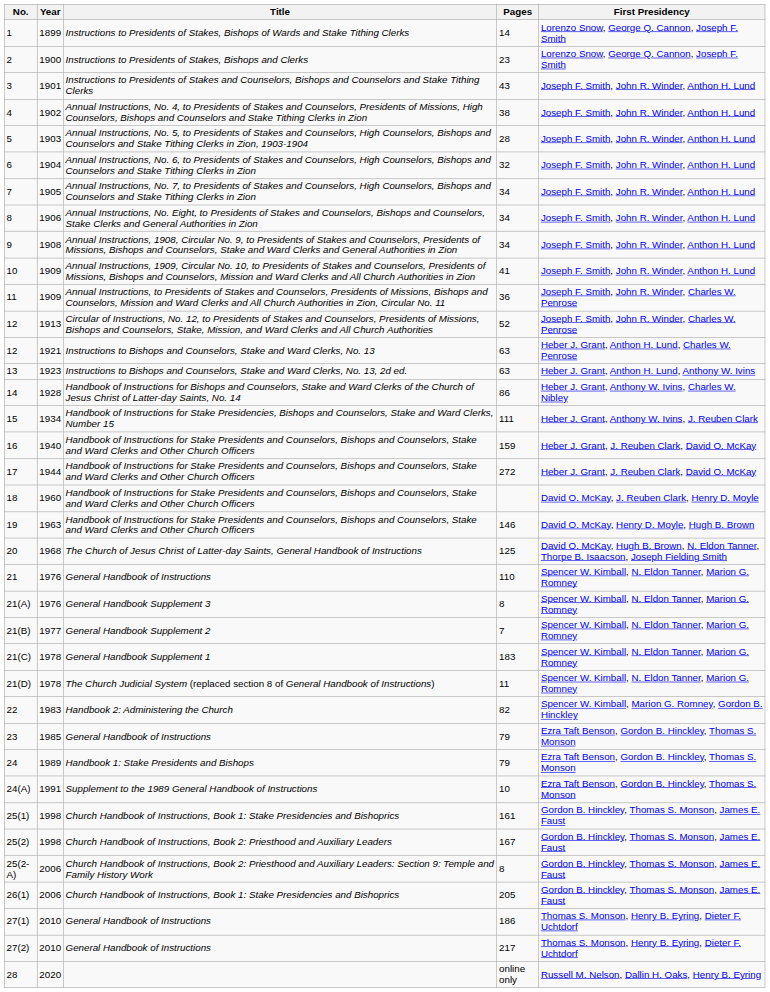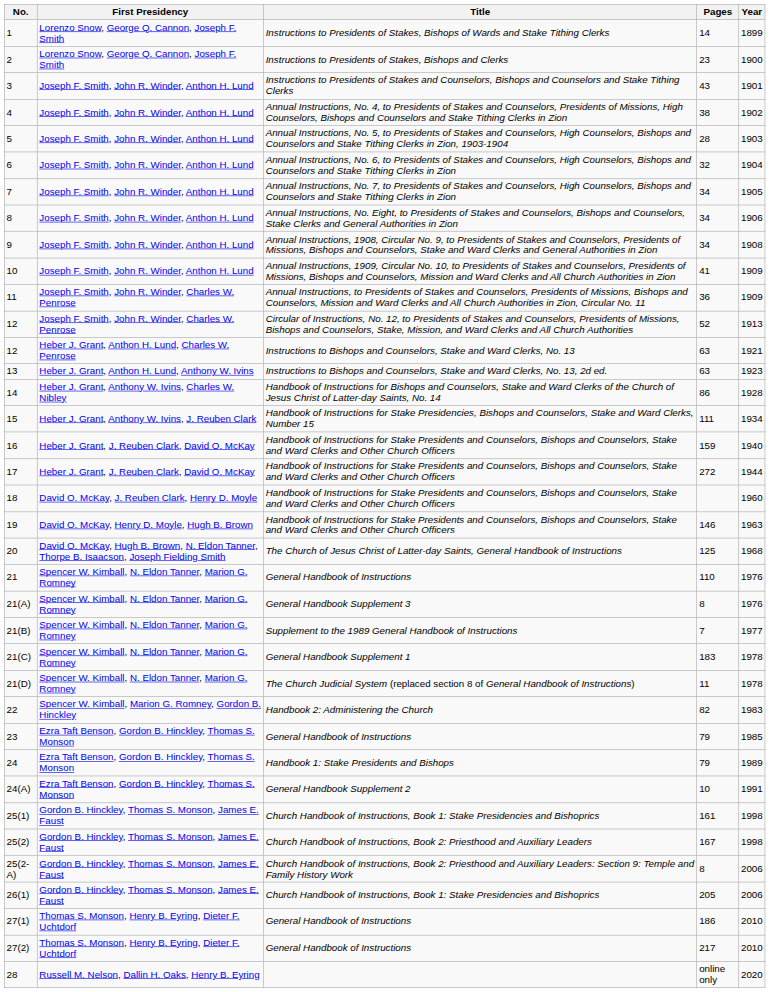columns swapped: (50, 12) <-> (652, 12)
(138, 630) General Handbook Supplement 2 -> (392, 630) Supplement to the 1989 General Handbook of Instructions
(191, 789) Supplement to the 1989 General Handbook of Instructions -> (338, 789) General Handbook Supplement 2
